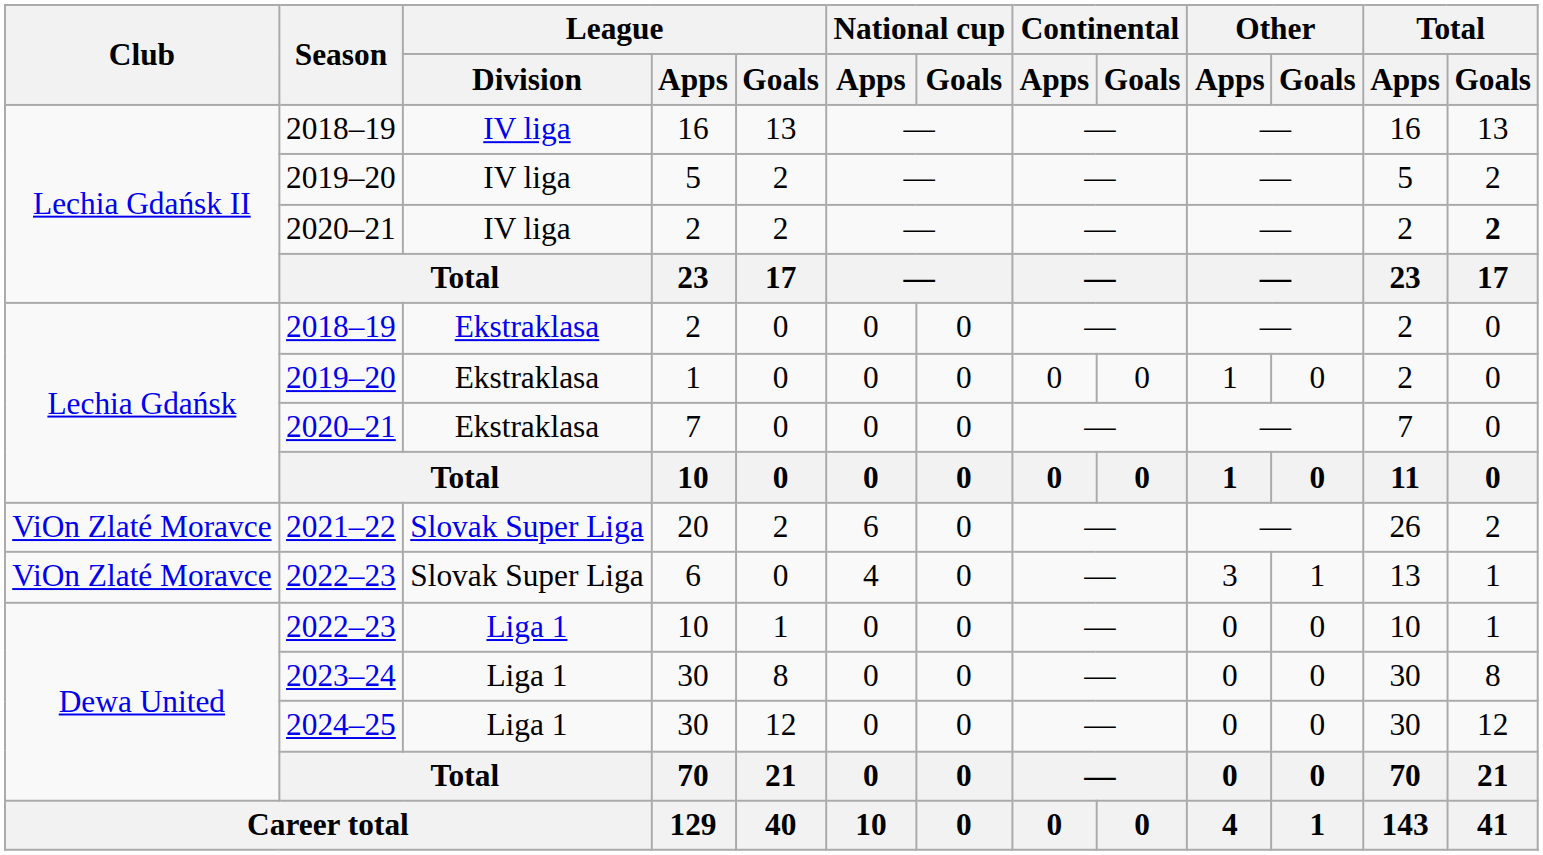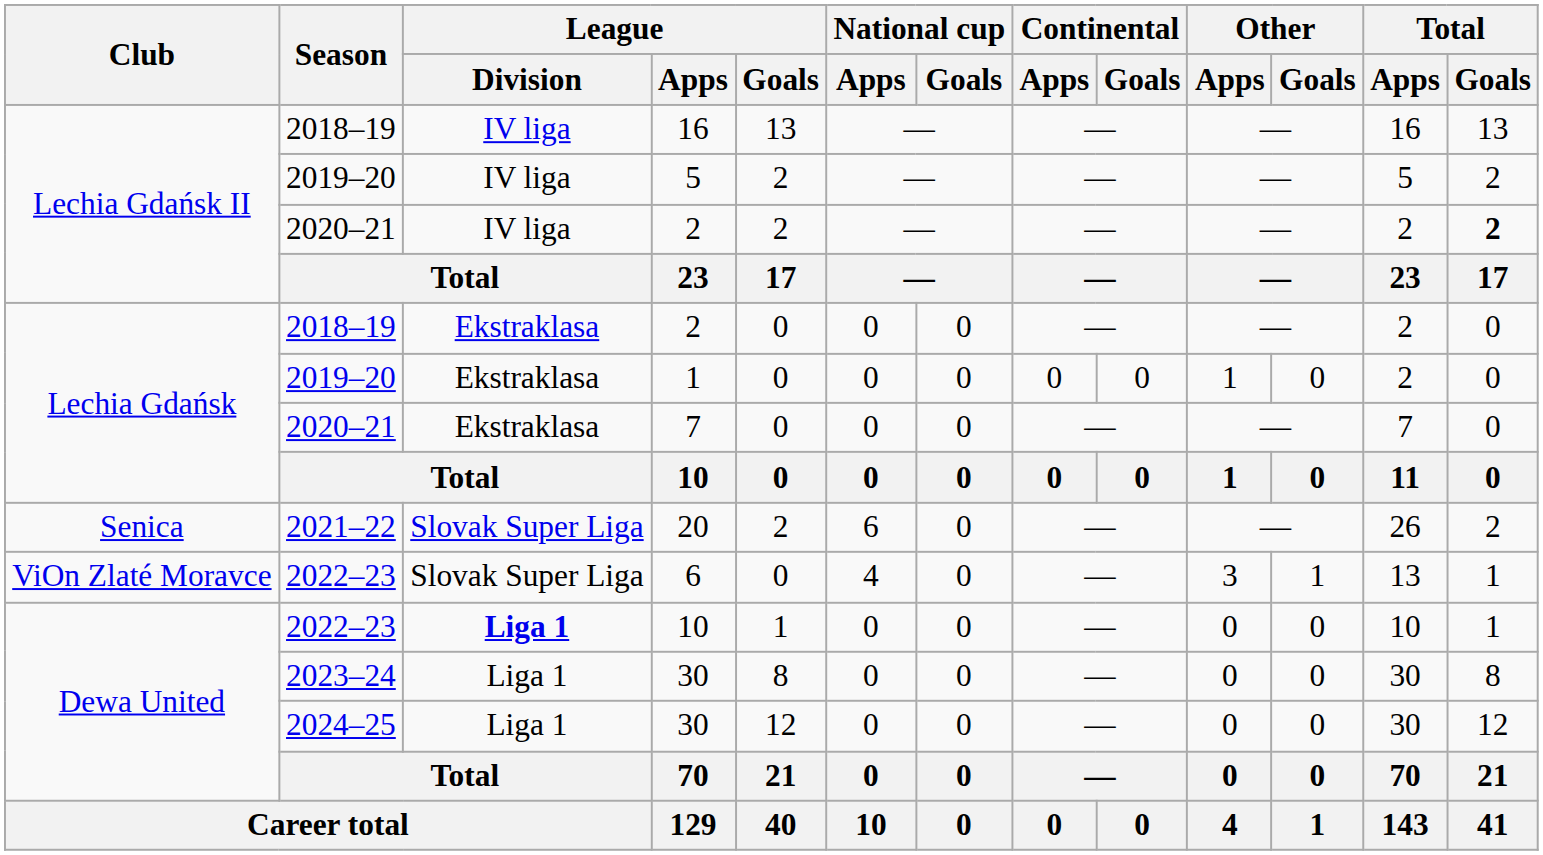(142, 526) ViOn Zlaté Moravce -> (142, 526) Senica
(527, 626) normal -> (527, 626) bold
